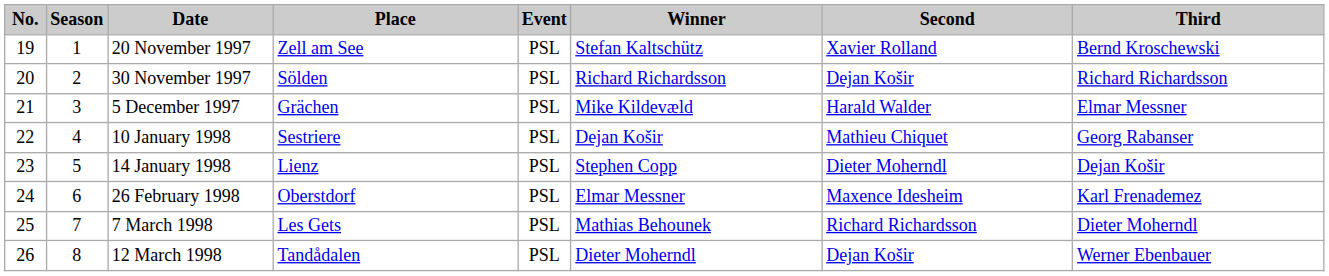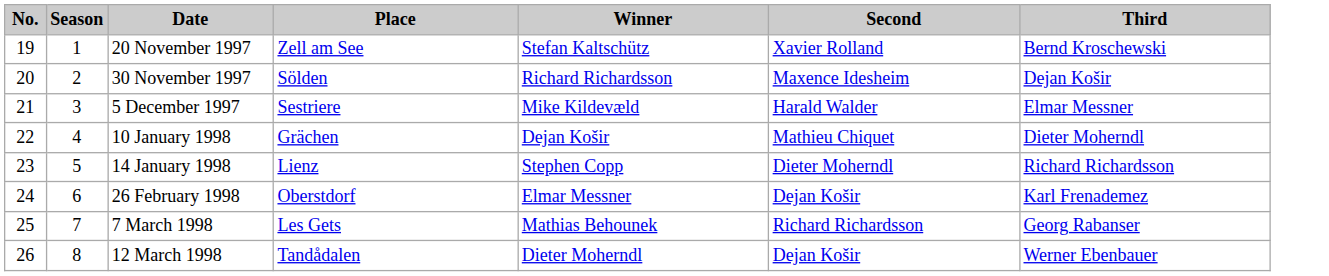- column: (544, 18)
(870, 77) Dejan Košir -> (841, 77) Maxence Idesheim
(1152, 77) Richard Richardsson -> (1067, 77) Dejan Košir
(308, 107) Grächen -> (309, 107) Sestriere
(309, 136) Sestriere -> (308, 136) Grächen
(1135, 136) Georg Rabanser -> (1084, 136) Dieter Moherndl
(1121, 166) Dejan Košir -> (1099, 166) Richard Richardsson
(894, 195) Maxence Idesheim -> (816, 195) Dejan Košir
(1137, 225) Dieter Moherndl -> (1082, 225) Georg Rabanser
